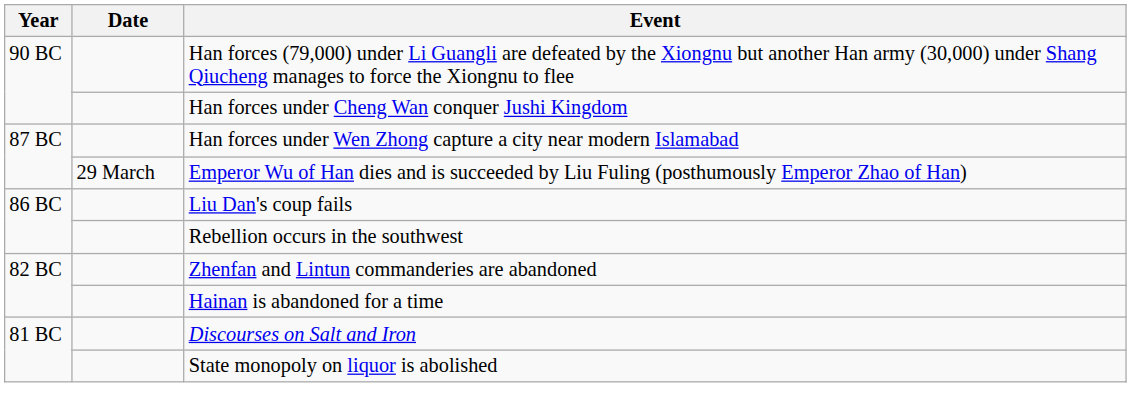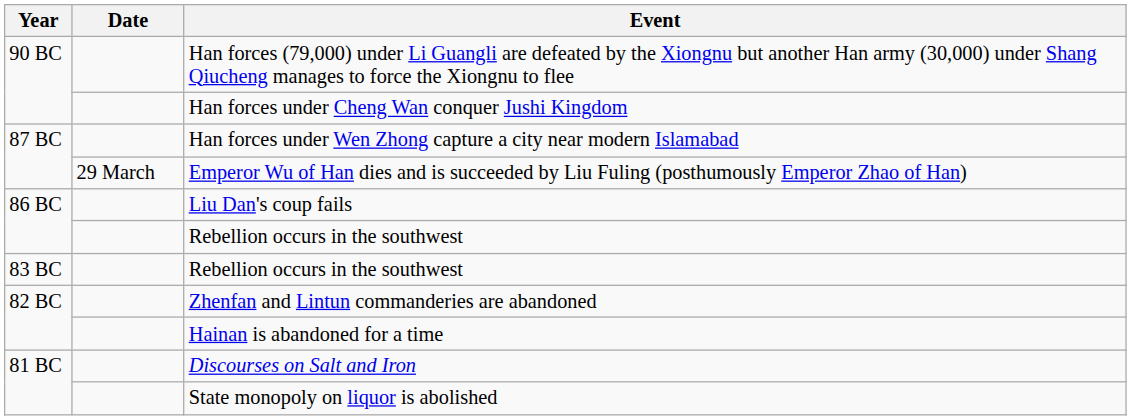+ row: (36, 269)
